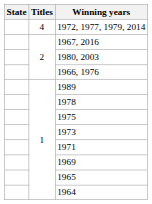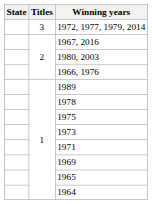(42, 26) 4 -> (42, 26) 3
